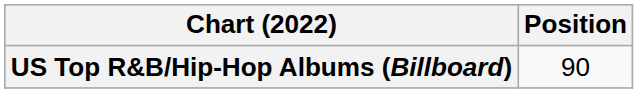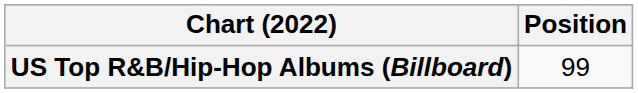(576, 66) 90 -> (576, 66) 99
